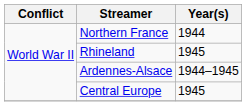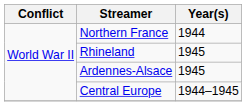(208, 71) 1944–1945 -> (191, 71) 1945
(191, 91) 1945 -> (208, 91) 1944–1945
